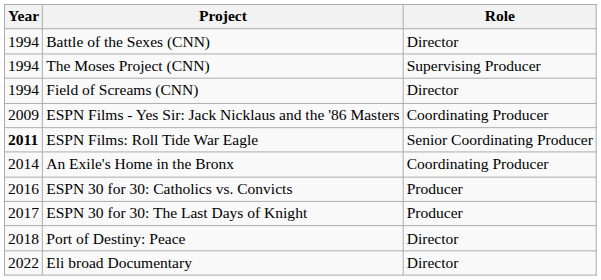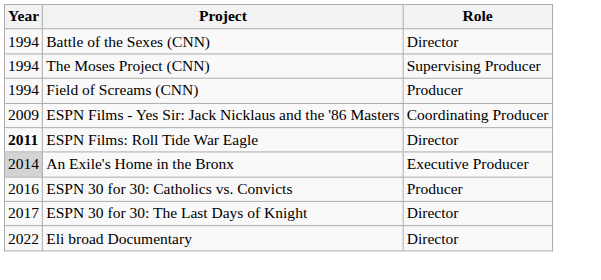(433, 90) Director -> (435, 90) Producer
(500, 139) Senior Coordinating Producer -> (433, 139) Director
(24, 164) no background -> (24, 164) lightgrey background
(478, 164) Coordinating Producer -> (468, 164) Executive Producer
(435, 213) Producer -> (433, 213) Director
- row: (116, 238)
